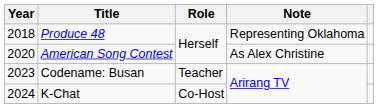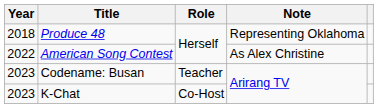(21, 53) 2020 -> (21, 53) 2022
(21, 93) 2024 -> (21, 93) 2023
